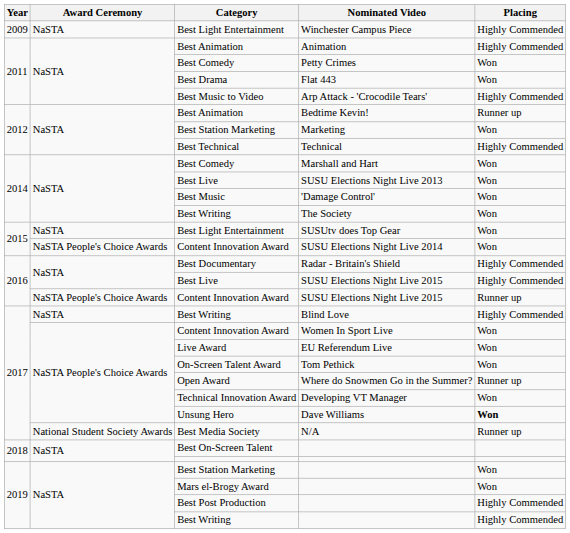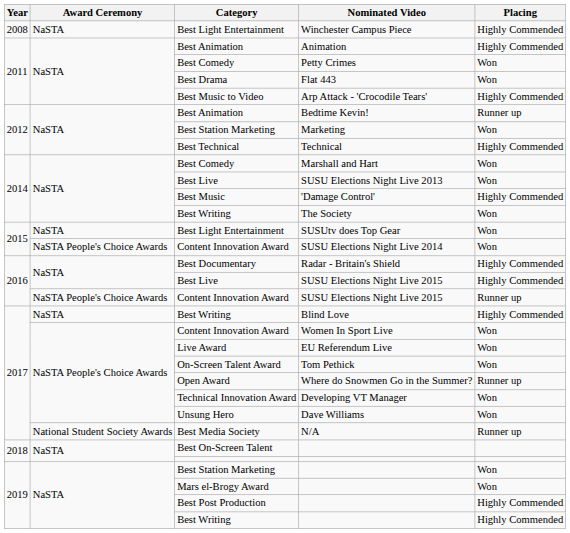(17, 29) 2009 -> (17, 29) 2008
(487, 197) Won -> (520, 197) Highly Commended
(488, 414) bold -> (487, 414) normal
